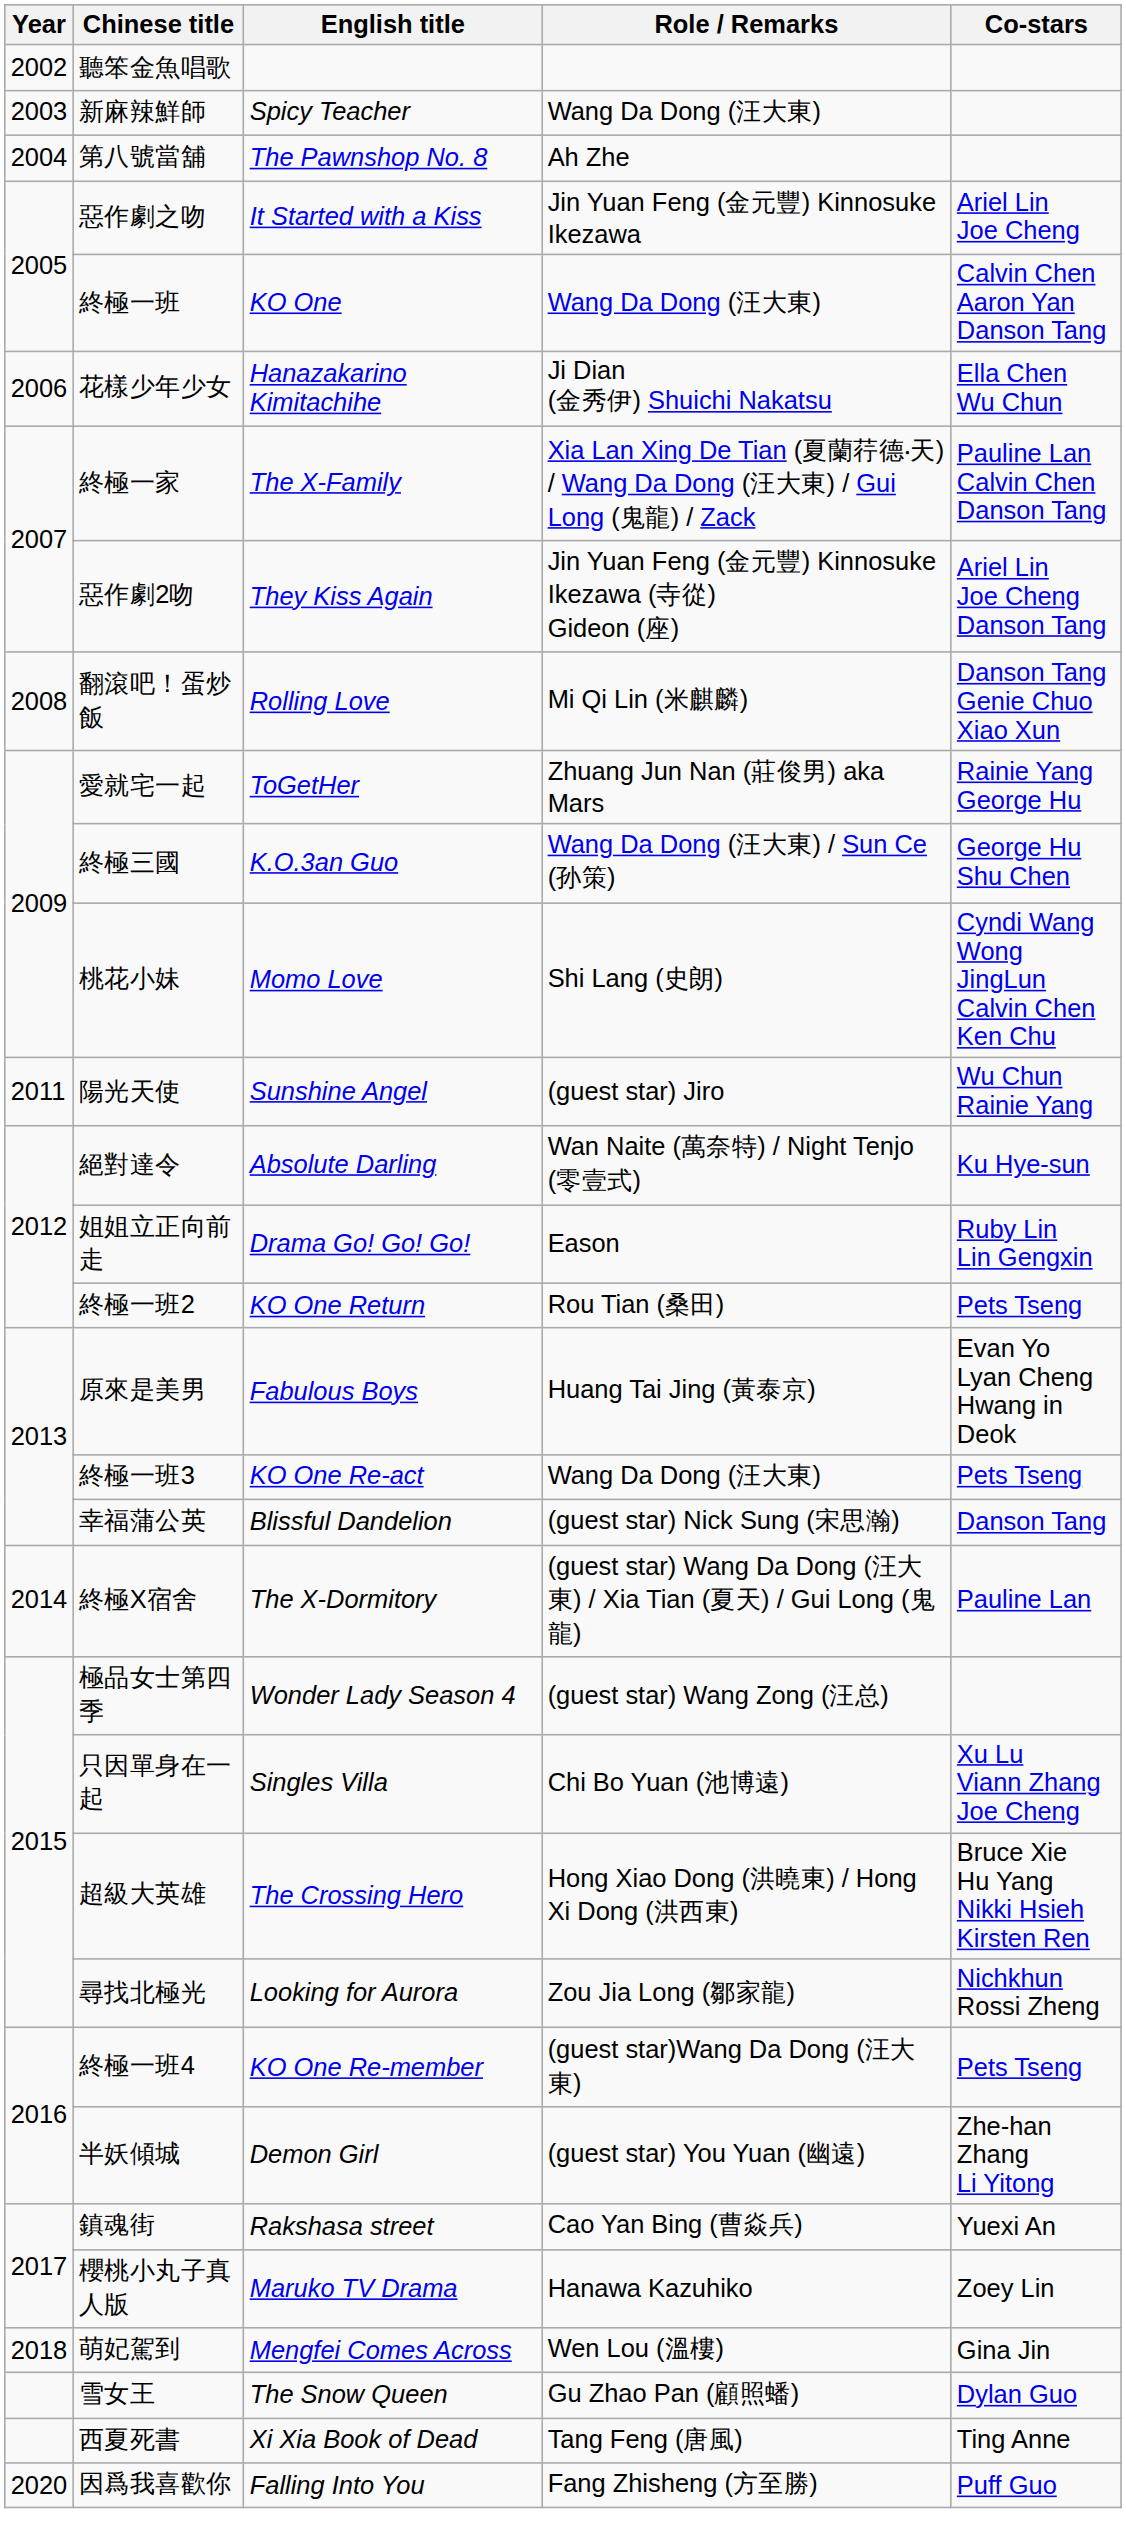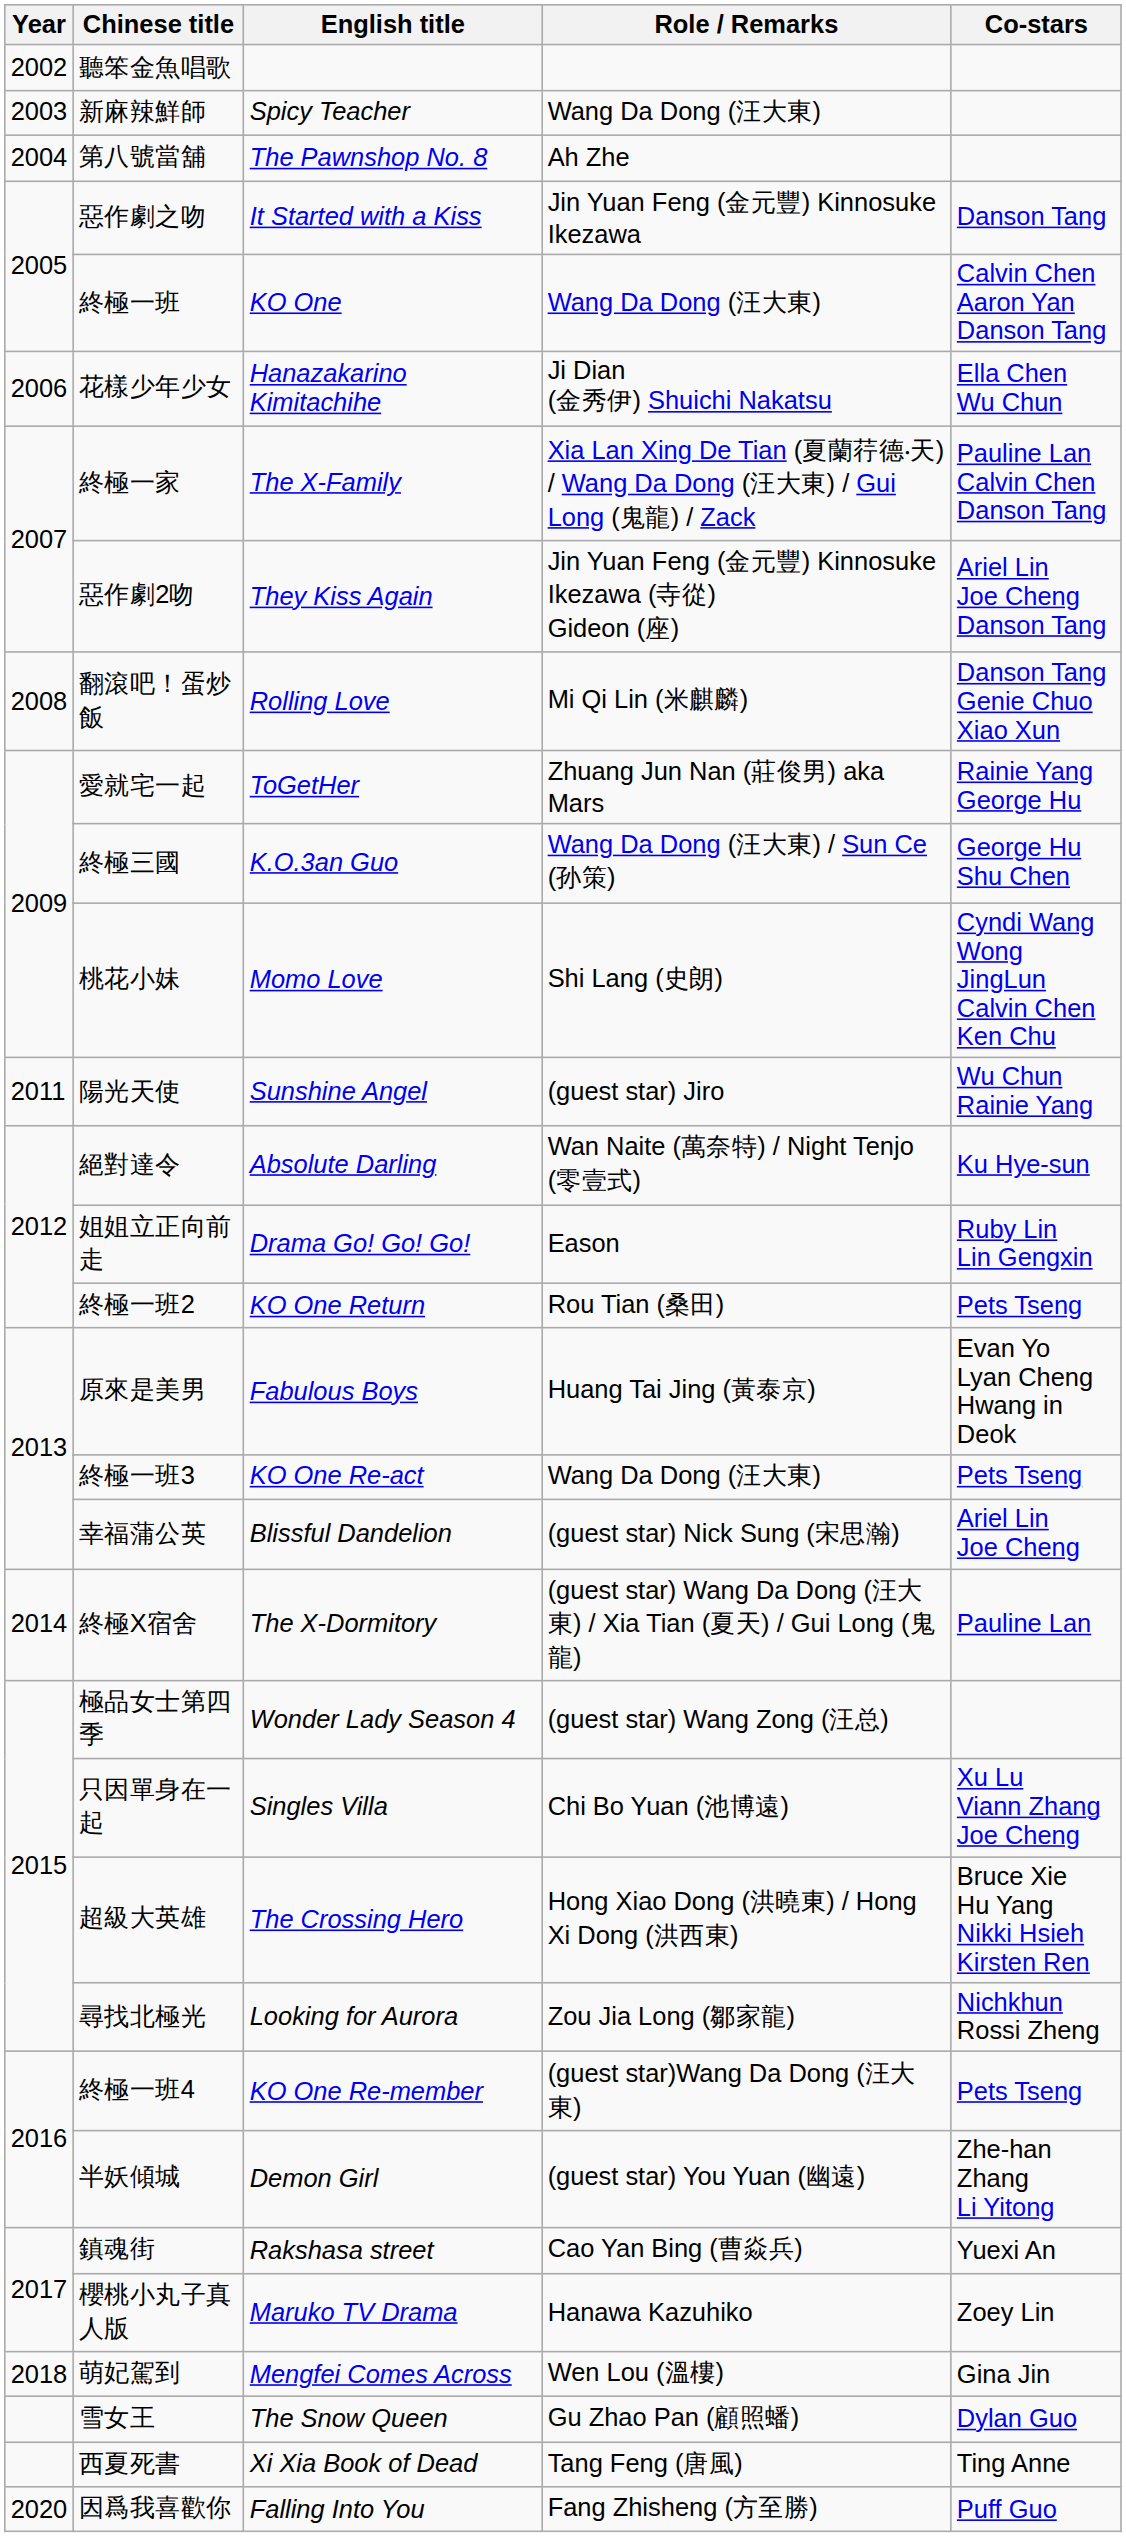(1018, 217) Ariel Lin Joe Cheng -> (1032, 217) Danson Tang
(1032, 1521) Danson Tang -> (1018, 1533) Ariel Lin Joe Cheng
